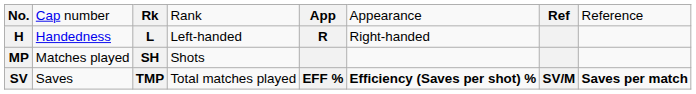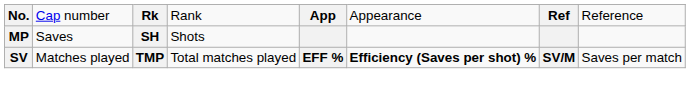- row: (19, 37)
(83, 58) Matches played -> (54, 37) Saves
(54, 79) Saves -> (83, 58) Matches played
(635, 79) bold -> (632, 58) normal
